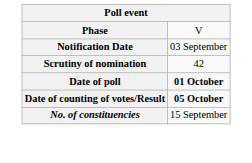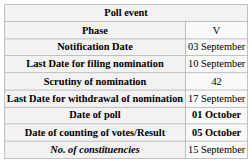+ row: (95, 64)
+ row: (95, 98)
